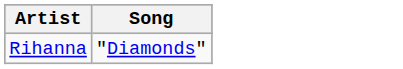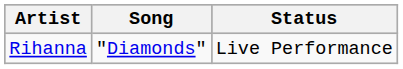+ column: (304, 19)
